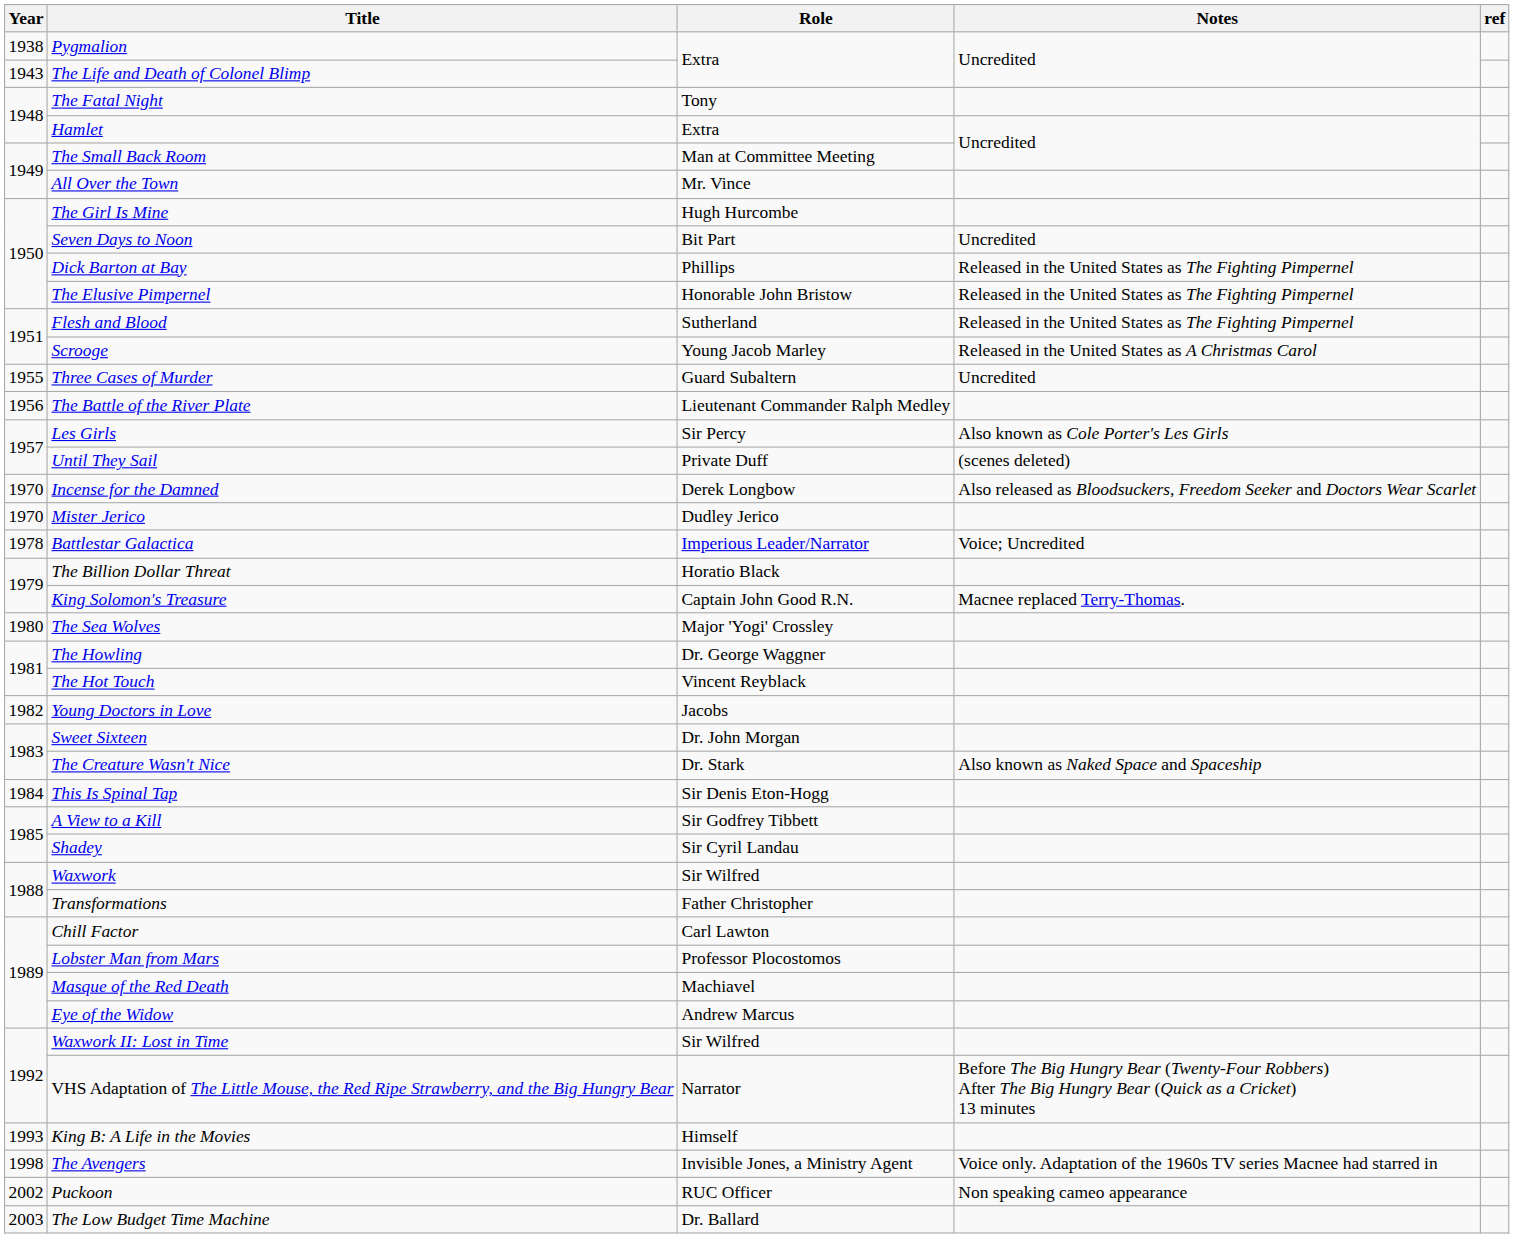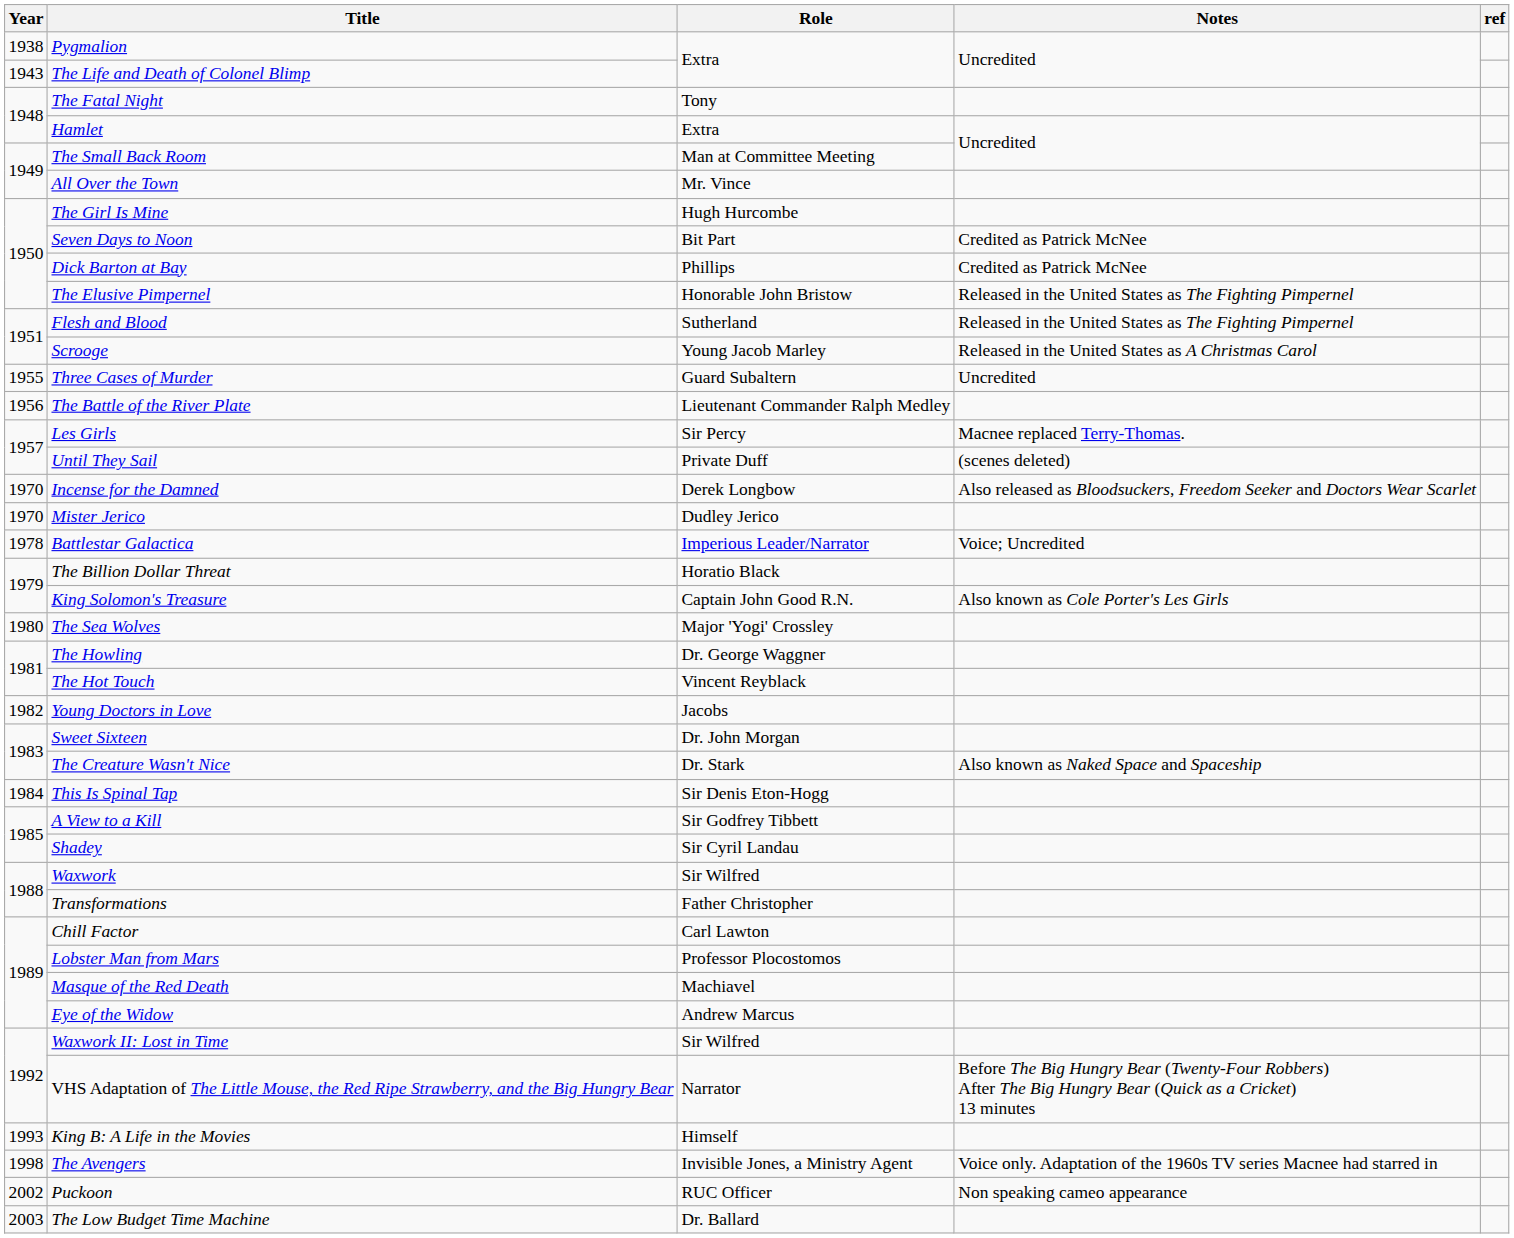(997, 239) Uncredited -> (1053, 239) Credited as Patrick McNee
(1156, 267) Released in the United States as The Fighting Pimpernel -> (1053, 267) Credited as Patrick McNee
(1093, 433) Also known as Cole Porter's Les Girls -> (1072, 433) Macnee replaced Terry-Thomas.
(1072, 599) Macnee replaced Terry-Thomas. -> (1093, 599) Also known as Cole Porter's Les Girls
